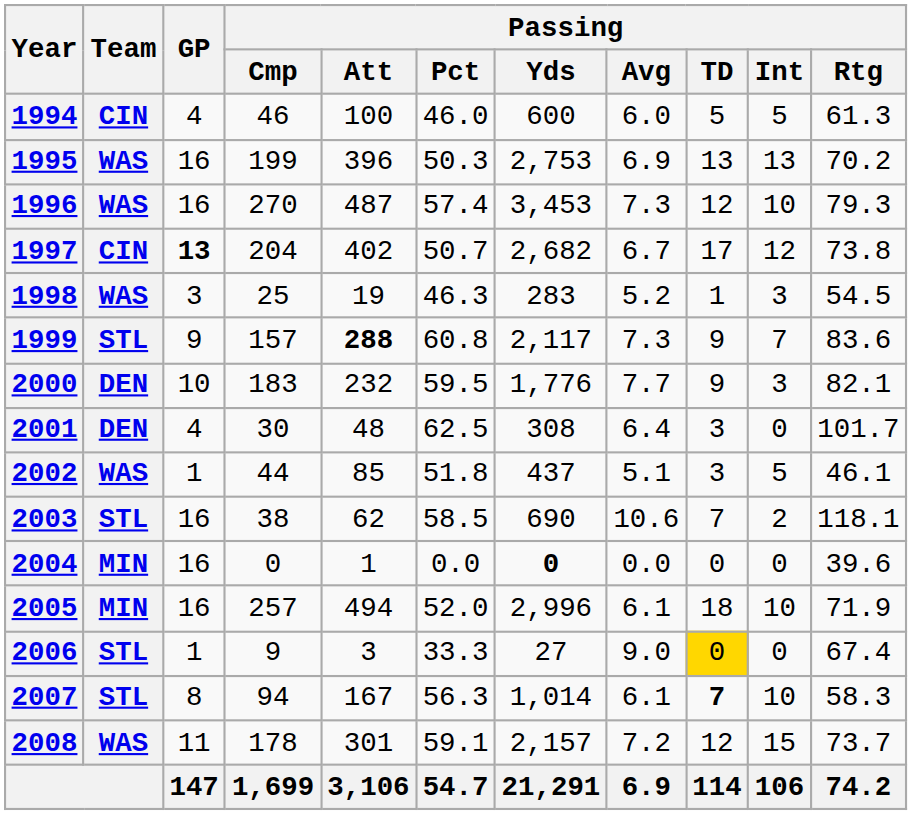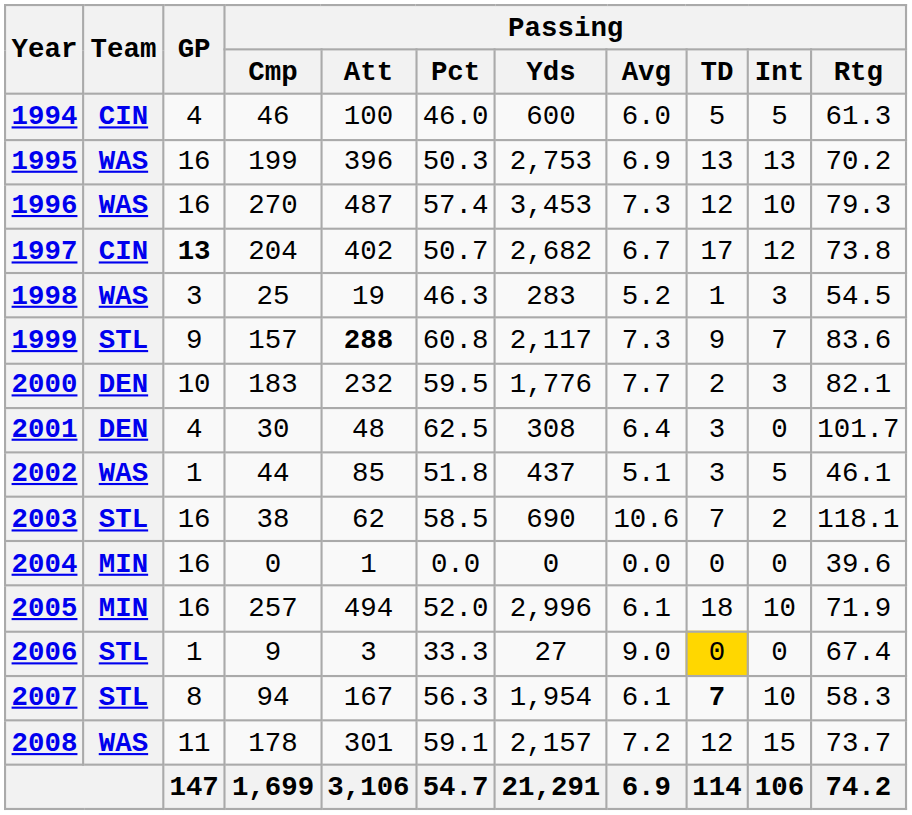(717, 385) 9 -> (717, 385) 2
(551, 564) bold -> (551, 564) normal
(551, 698) 1,014 -> (551, 698) 1,954
